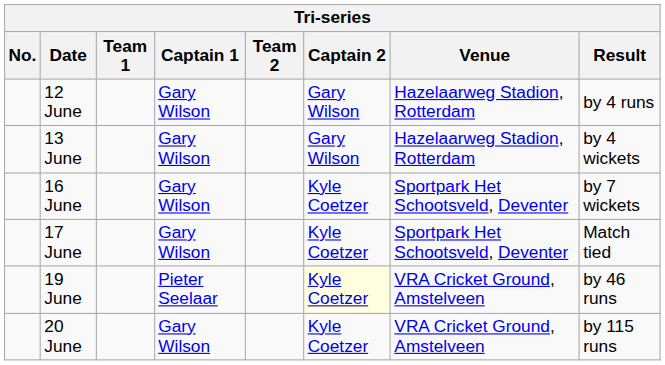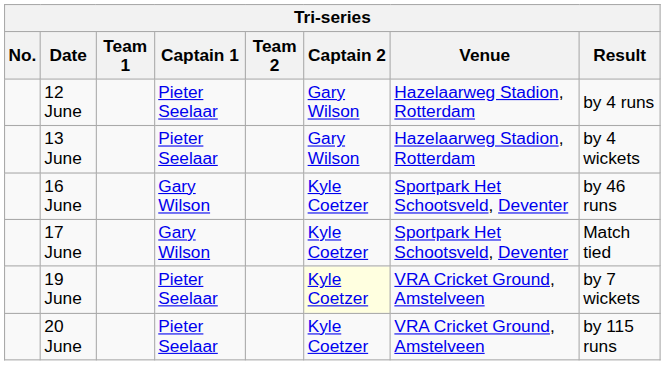(184, 102) Gary Wilson -> (188, 102) Pieter Seelaar
(184, 149) Gary Wilson -> (188, 149) Pieter Seelaar
(611, 195) by 7 wickets -> (604, 195) by 46 runs
(604, 289) by 46 runs -> (611, 289) by 7 wickets
(184, 336) Gary Wilson -> (188, 336) Pieter Seelaar
